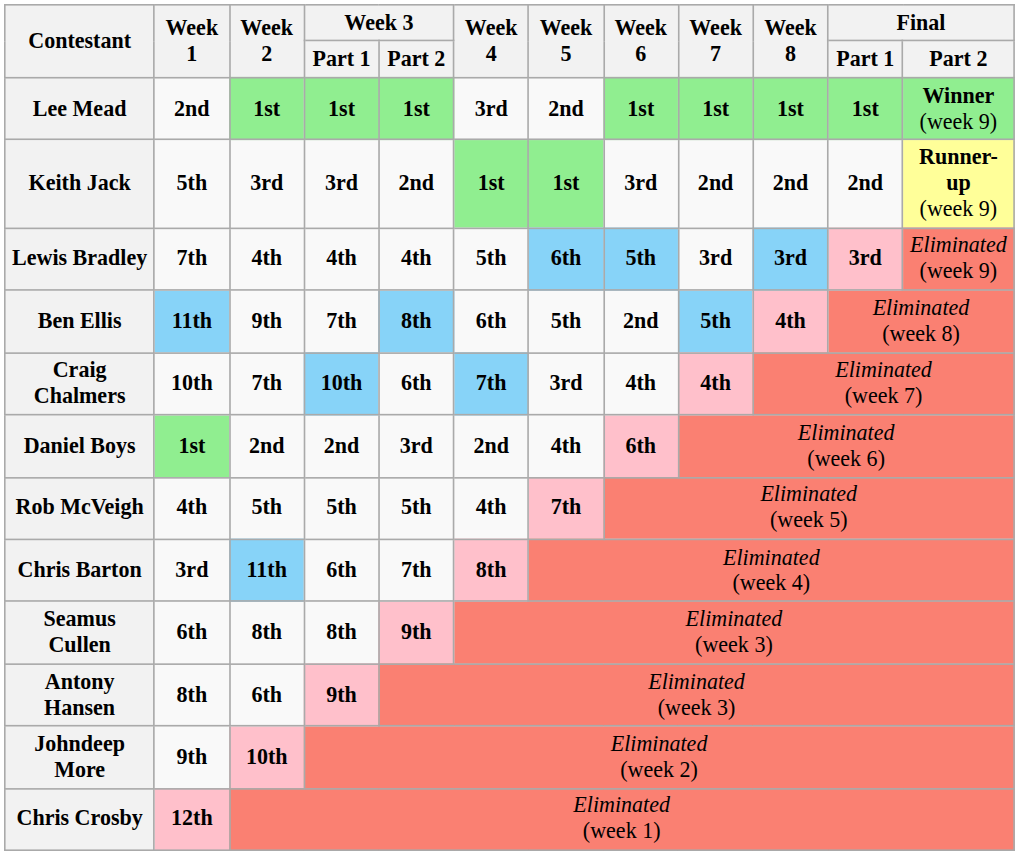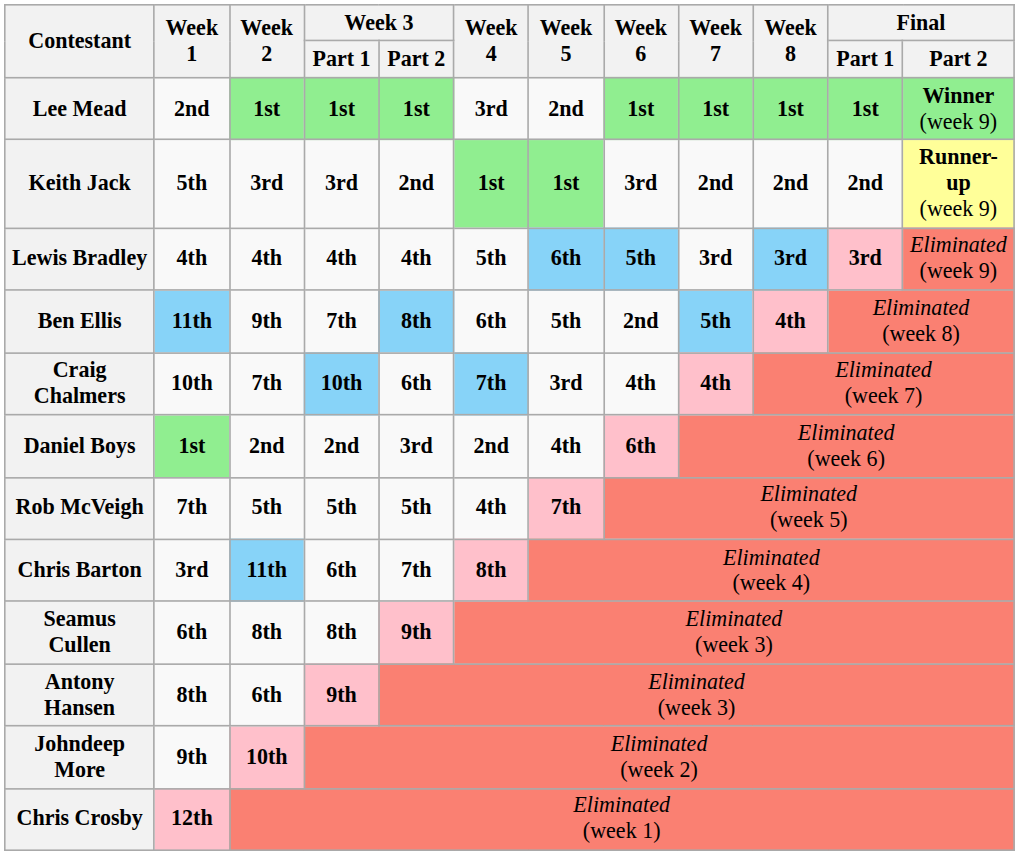(192, 258) 7th -> (192, 258) 4th
(192, 507) 4th -> (192, 507) 7th
